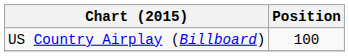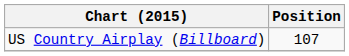(307, 40) 100 -> (307, 40) 107
